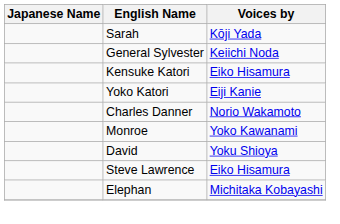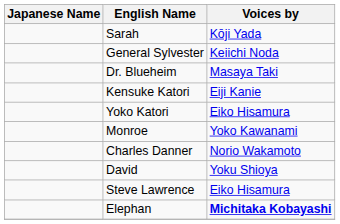+ row: (141, 72)
(250, 72) Eiko Hisamura -> (235, 92) Eiji Kanie
(235, 92) Eiji Kanie -> (250, 111) Eiko Hisamura
rows swapped: (127, 131) <-> (149, 111)
(266, 190) normal -> (271, 209) bold
